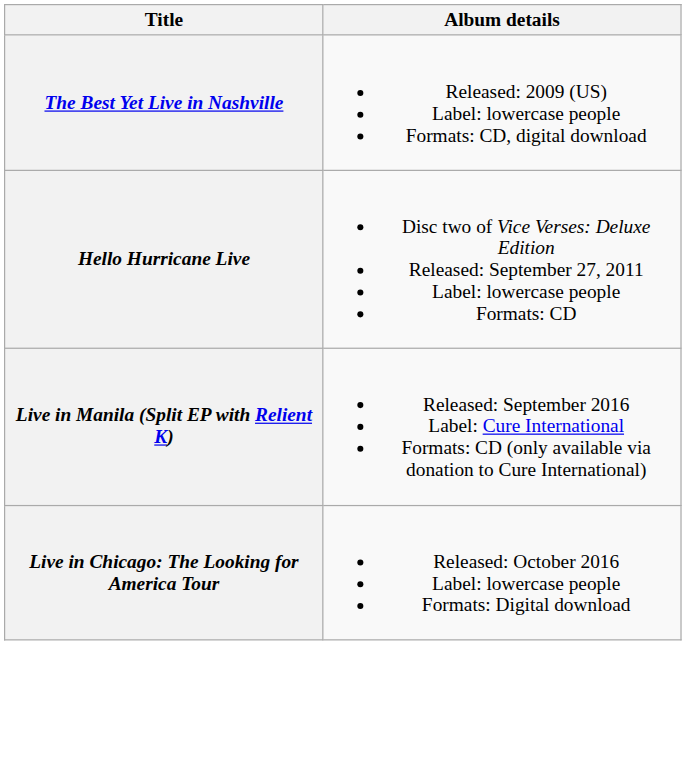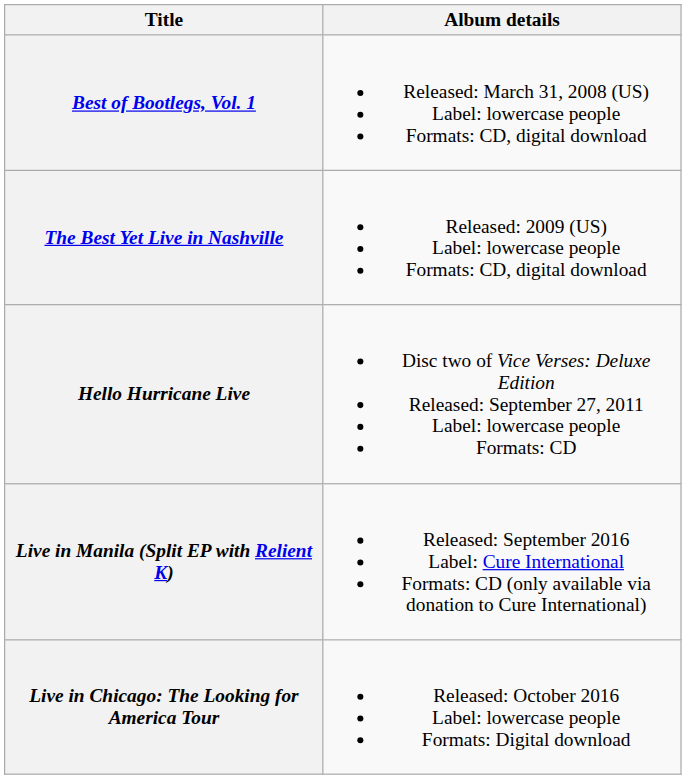+ row: (164, 102)
